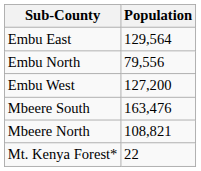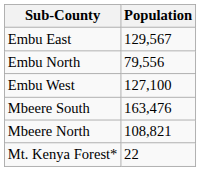(148, 39) 129,564 -> (148, 39) 129,567
(148, 85) 127,200 -> (148, 85) 127,100
